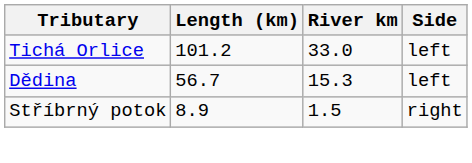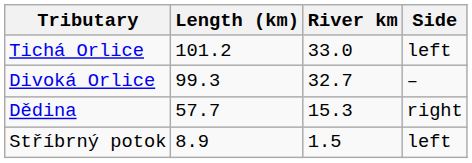+ row: (82, 81)
(198, 81) 56.7 -> (198, 112) 57.7
(429, 81) left -> (435, 112) right
(435, 112) right -> (429, 142) left
